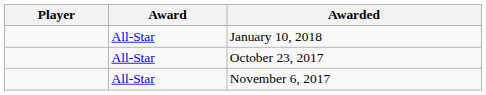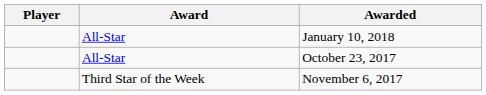(133, 79) All-Star -> (143, 79) Third Star of the Week
